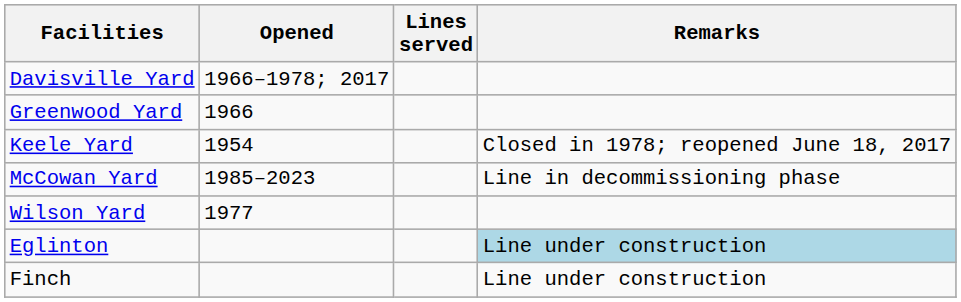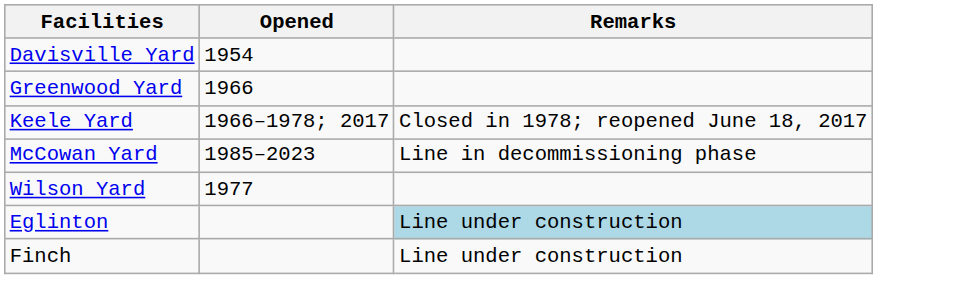- column: (436, 33)
(297, 79) 1966–1978; 2017 -> (229, 55) 1954
(229, 146) 1954 -> (297, 122) 1966–1978; 2017
